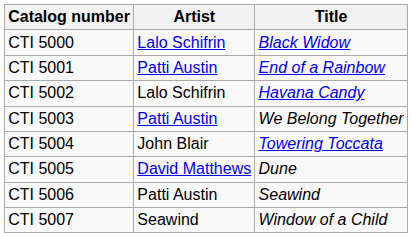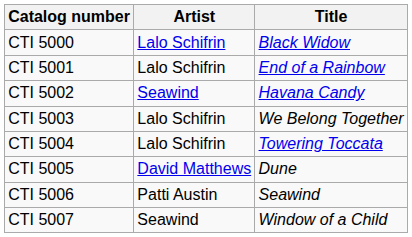(177, 67) Patti Austin -> (181, 67) Lalo Schifrin
(181, 93) Lalo Schifrin -> (168, 93) Seawind
(177, 118) Patti Austin -> (181, 118) Lalo Schifrin
(173, 144) John Blair -> (181, 144) Lalo Schifrin
